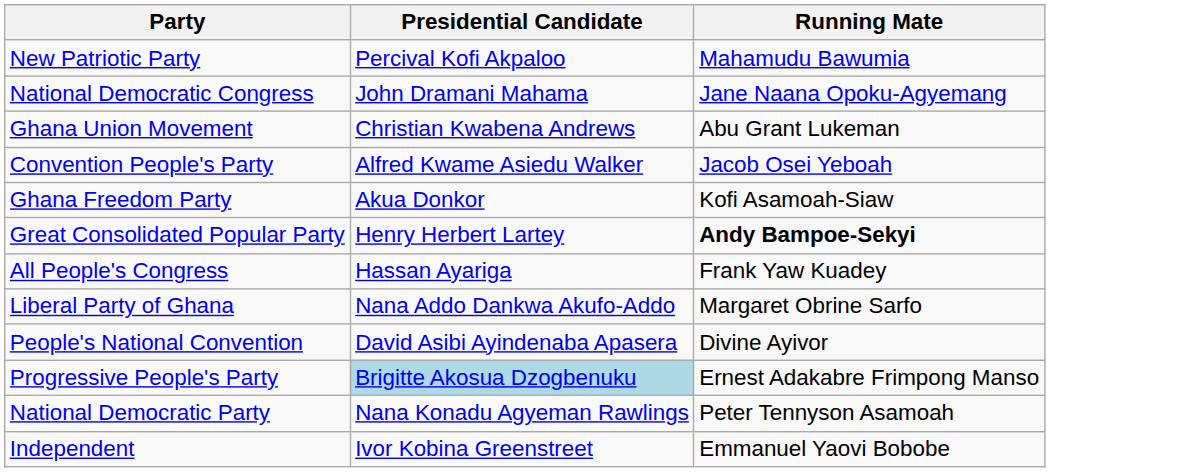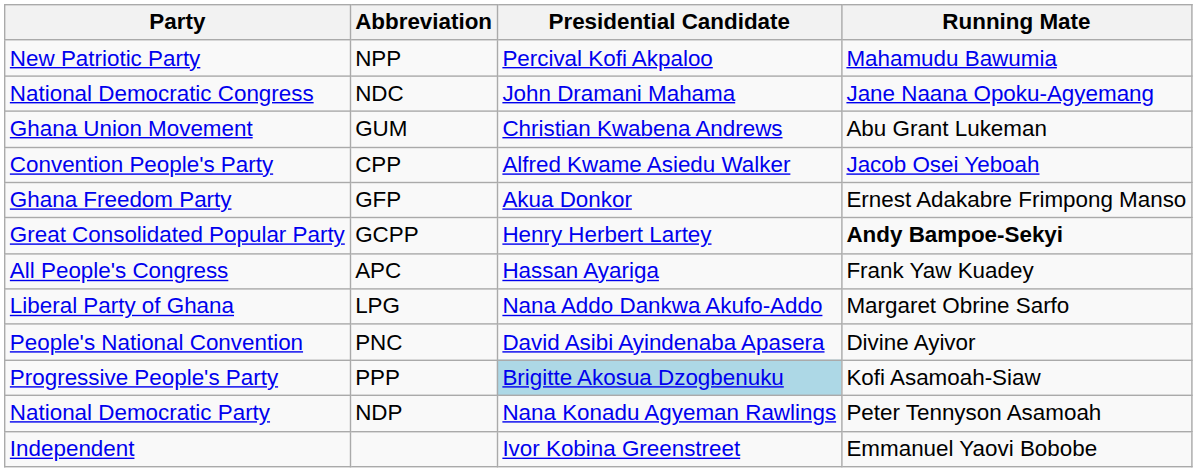+ column: (424, 22)
(796, 199) Kofi Asamoah-Siaw -> (1016, 199) Ernest Adakabre Frimpong Manso
(869, 377) Ernest Adakabre Frimpong Manso -> (944, 377) Kofi Asamoah-Siaw
